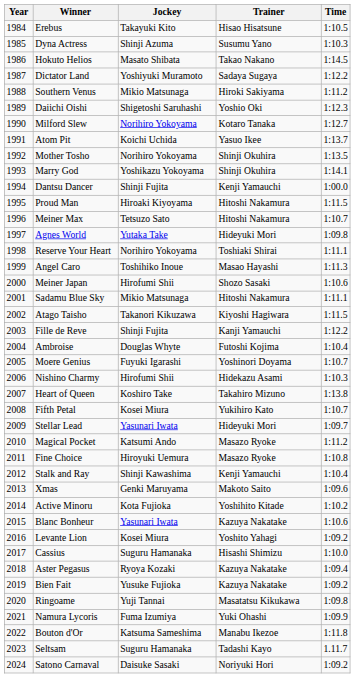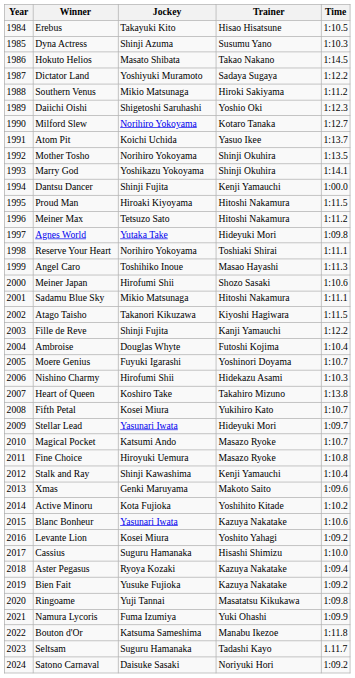(336, 219) 1:10.7 -> (336, 219) 1:11.2
(336, 442) 1:11.2 -> (336, 442) 1:10.7
